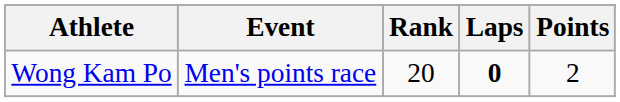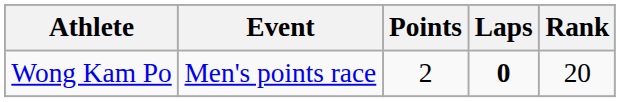columns swapped: (573, 27) <-> (421, 27)
